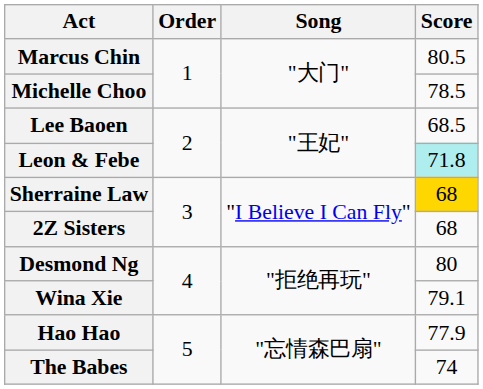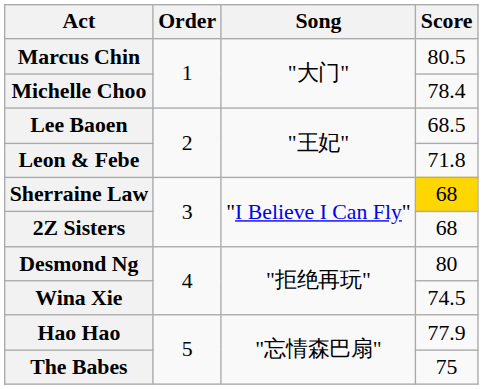(447, 90) 78.5 -> (447, 90) 78.4
(447, 159) paleturquoise background -> (447, 159) no background
(447, 297) 79.1 -> (447, 297) 74.5
(447, 366) 74 -> (447, 366) 75
